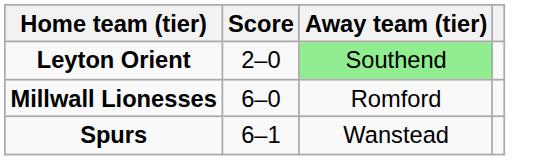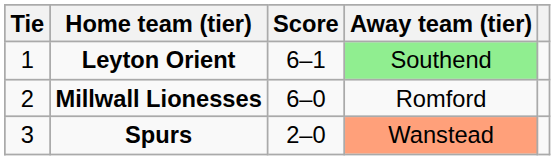+ column: (27, 23)
(261, 60) 2–0 -> (306, 60) 6–1
(261, 135) 6–1 -> (306, 135) 2–0
(396, 135) no background -> (441, 135) lightsalmon background
